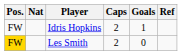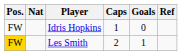(116, 27) 2 -> (116, 27) 1
(143, 27) 1 -> (143, 27) 0
(143, 43) 0 -> (143, 43) 1
